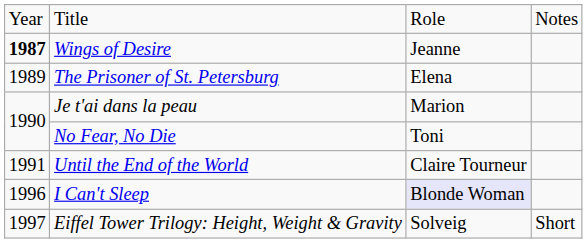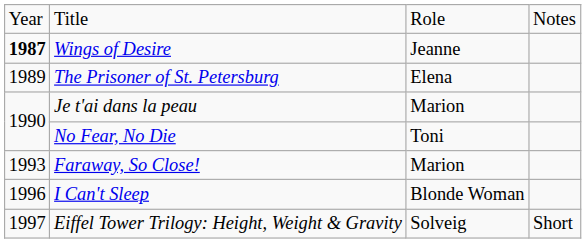- row: (151, 164)
+ row: (127, 164)
(467, 194) lavender background -> (467, 194) no background
